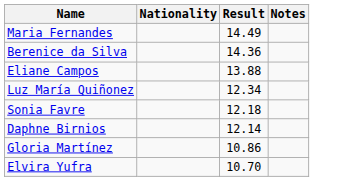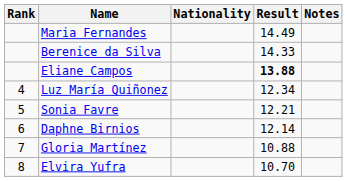+ column: (21, 14)
(244, 52) 14.36 -> (278, 52) 14.33
(244, 71) normal -> (278, 71) bold
(244, 109) 12.18 -> (278, 109) 12.21
(244, 147) 10.86 -> (278, 147) 10.88
